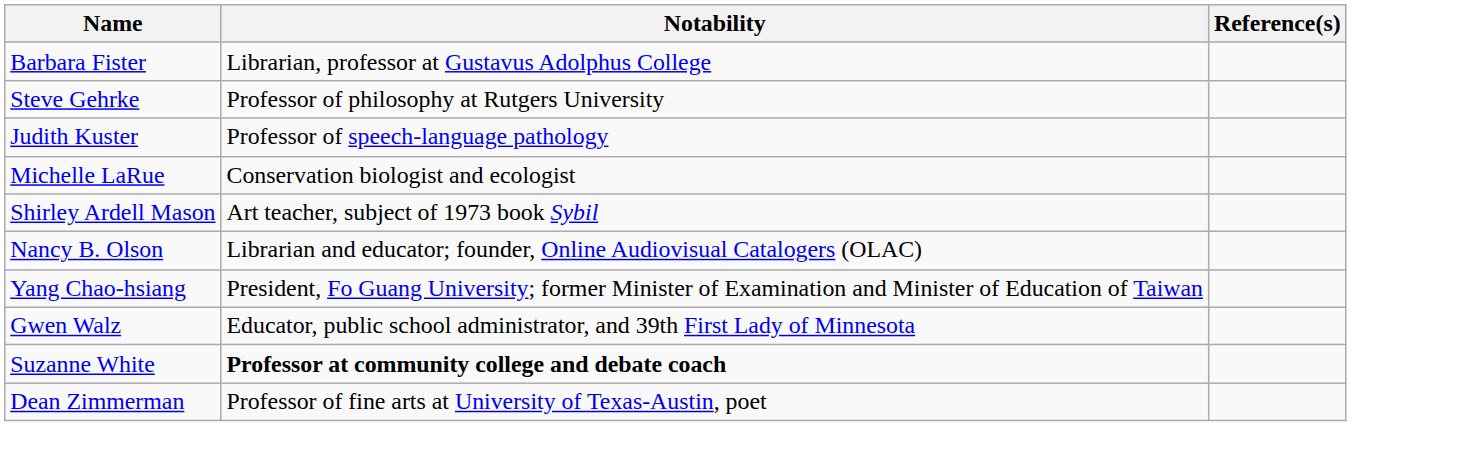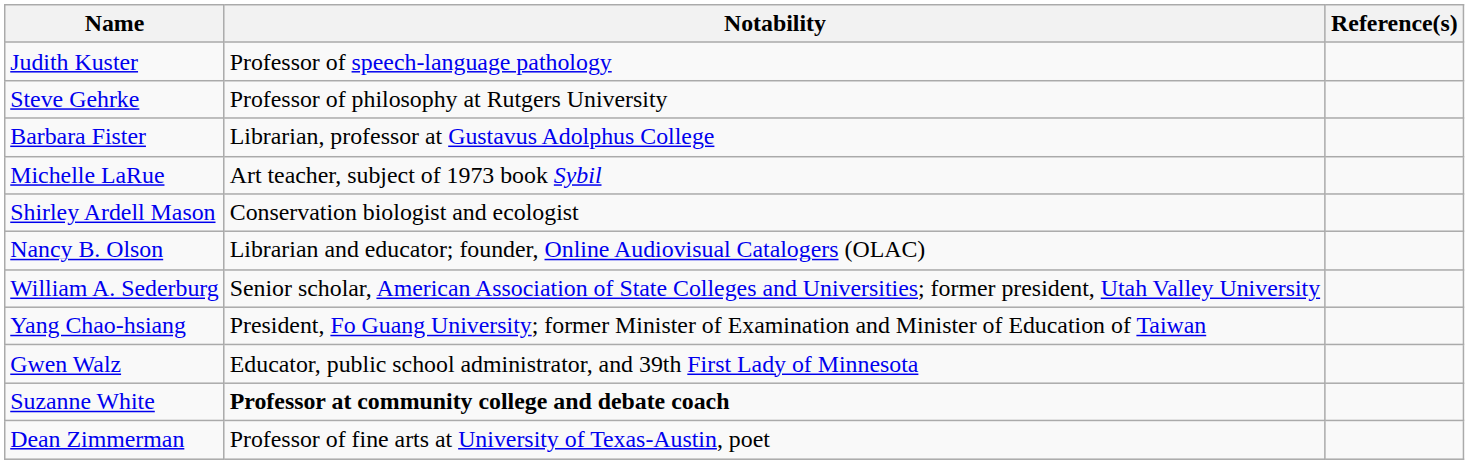rows swapped: (78, 61) <-> (74, 136)
(401, 174) Conservation biologist and ecologist -> (416, 174) Art teacher, subject of 1973 book Sybil
(412, 212) Art teacher, subject of 1973 book Sybil -> (404, 212) Conservation biologist and ecologist
+ row: (114, 288)
